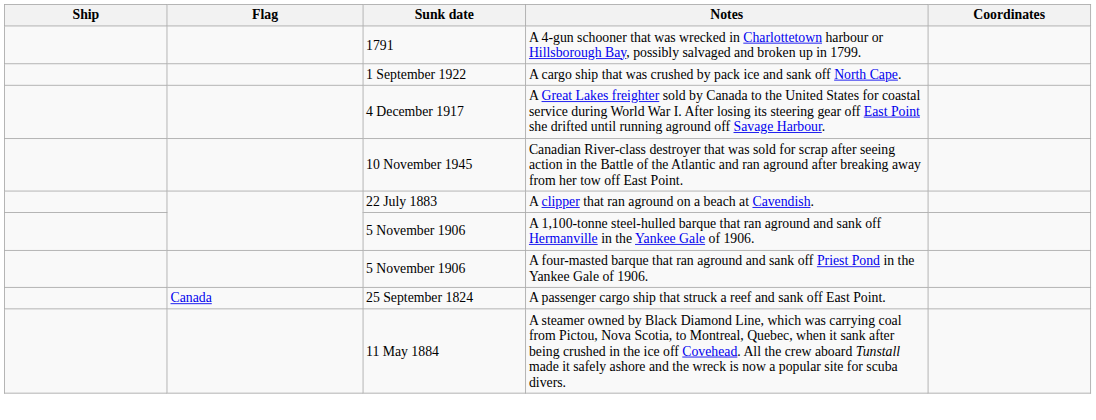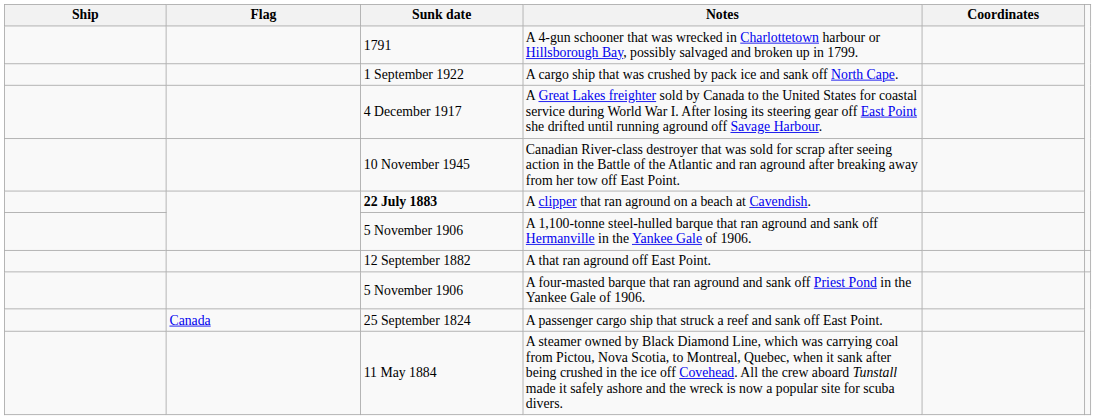(402, 201) normal -> (400, 201) bold
+ row: (618, 261)
